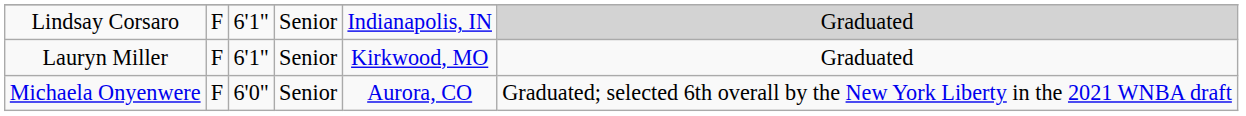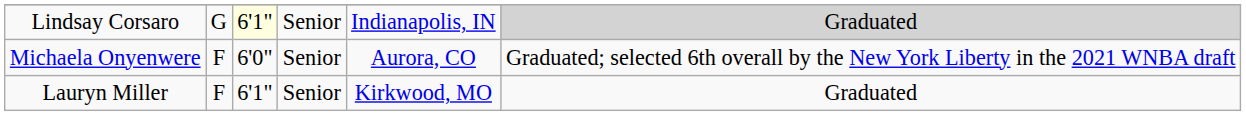(217, 22) F -> (219, 22) G
(251, 22) no background -> (255, 22) lightyellow background
rows swapped: (105, 92) <-> (105, 57)
